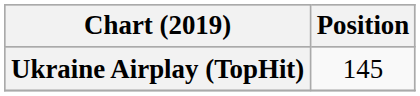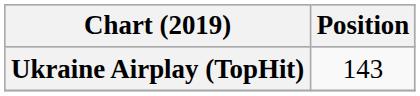(363, 68) 145 -> (363, 68) 143
